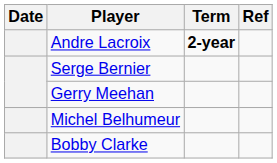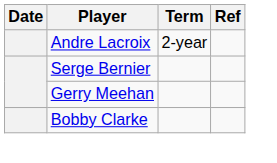(211, 42) bold -> (184, 42) normal
- row: (115, 119)
